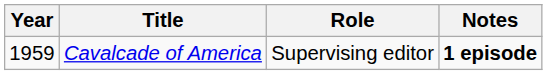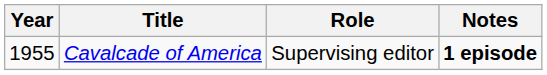(32, 52) 1959 -> (32, 52) 1955
